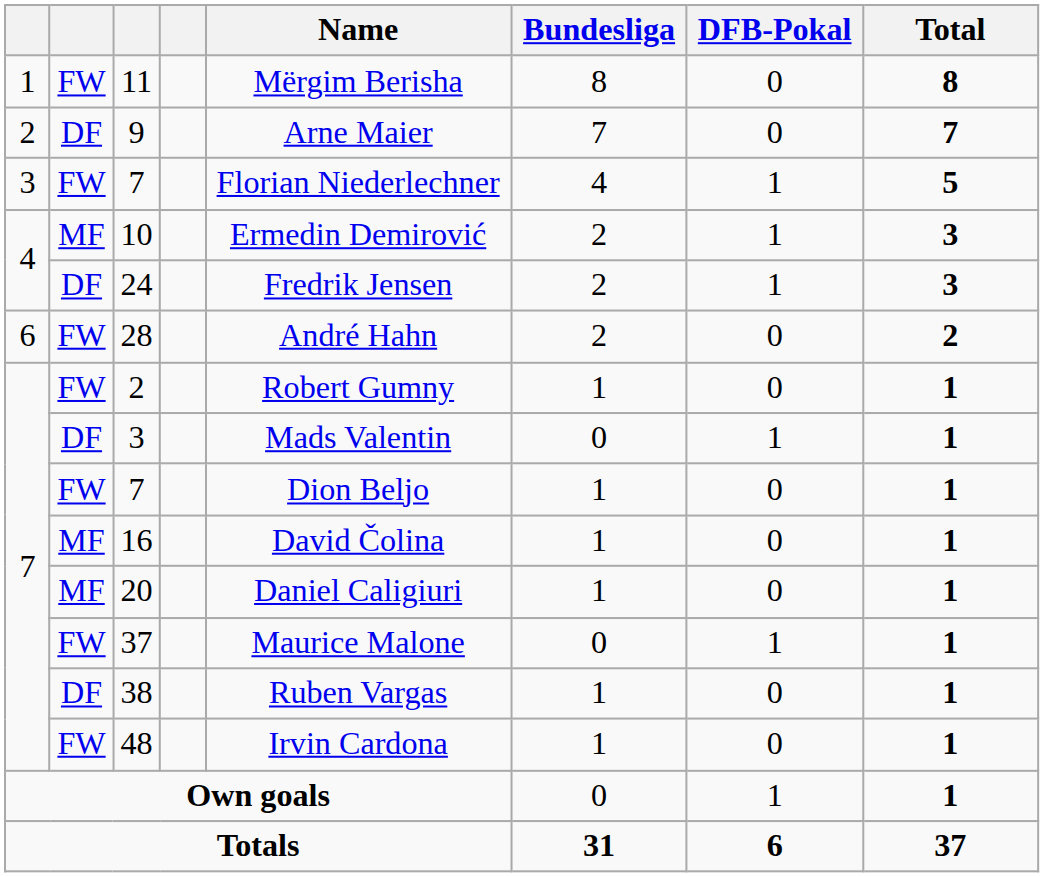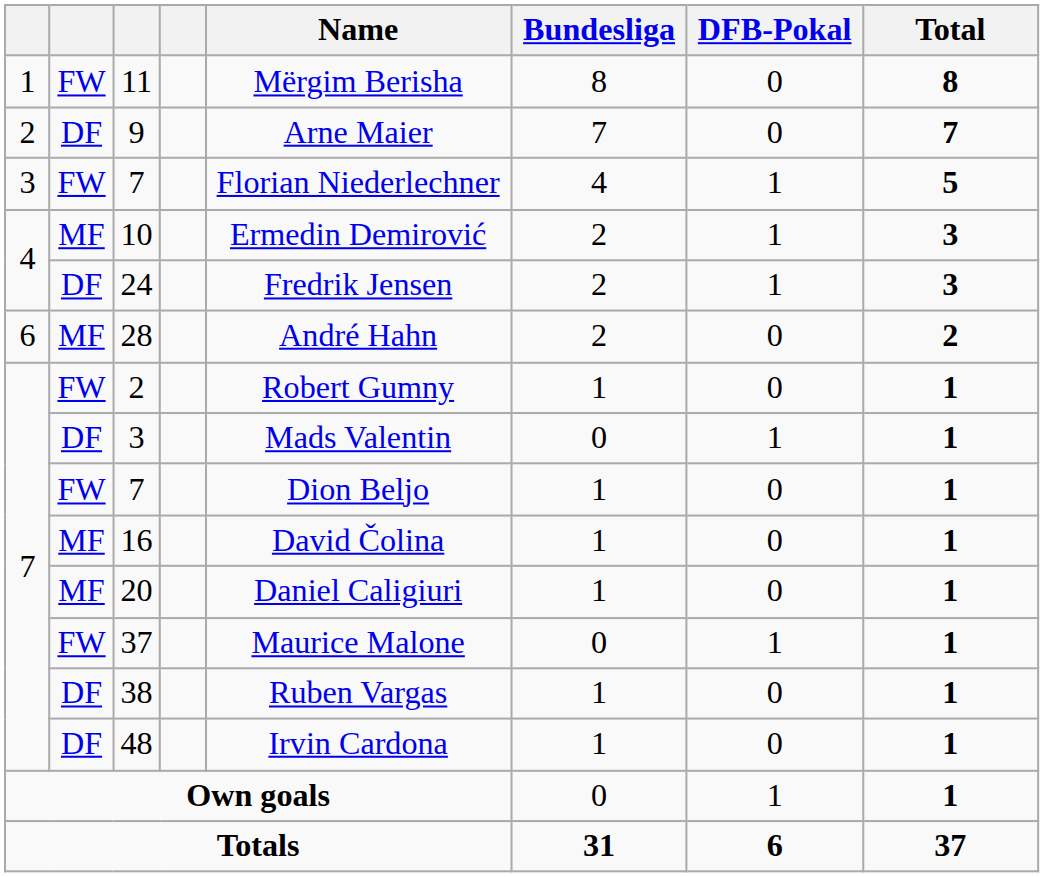(82, 336) FW -> (82, 336) MF
(82, 744) FW -> (81, 744) DF
